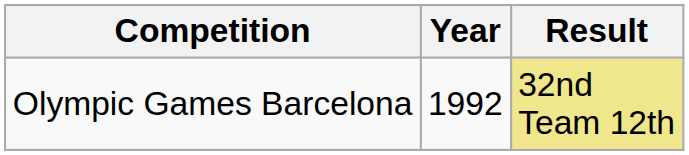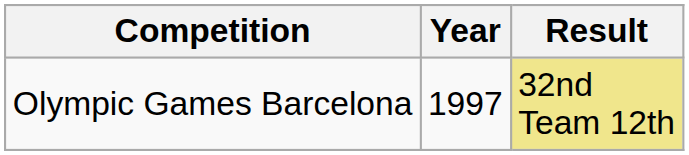(465, 103) 1992 -> (465, 103) 1997
